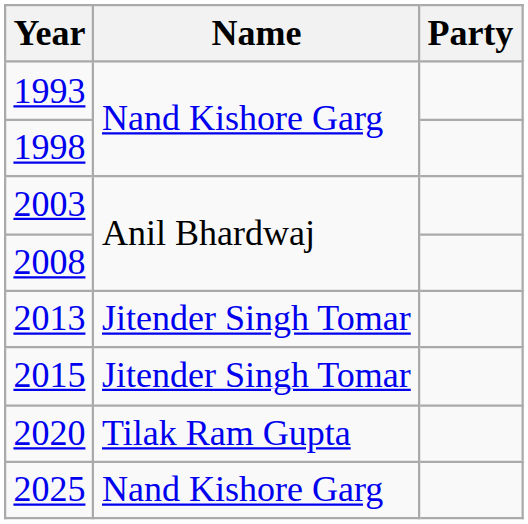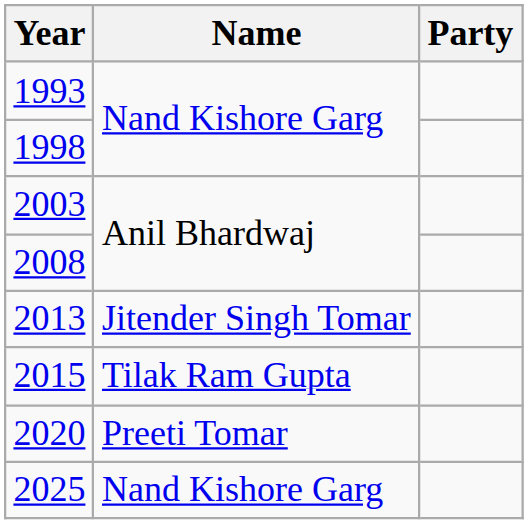(256, 375) Jitender Singh Tomar -> (226, 375) Tilak Ram Gupta
(226, 432) Tilak Ram Gupta -> (195, 432) Preeti Tomar
